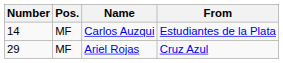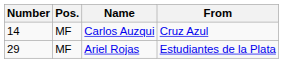(218, 31) Estudiantes de la Plata -> (184, 31) Cruz Azul
(184, 49) Cruz Azul -> (218, 49) Estudiantes de la Plata
